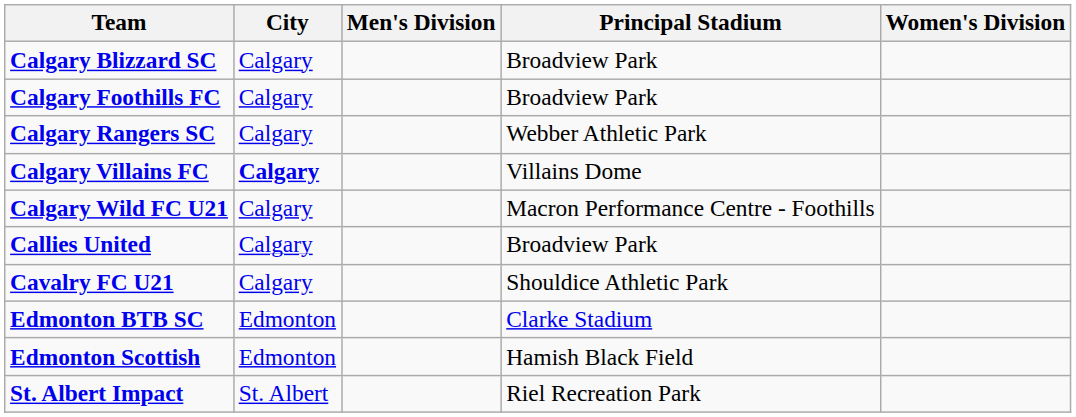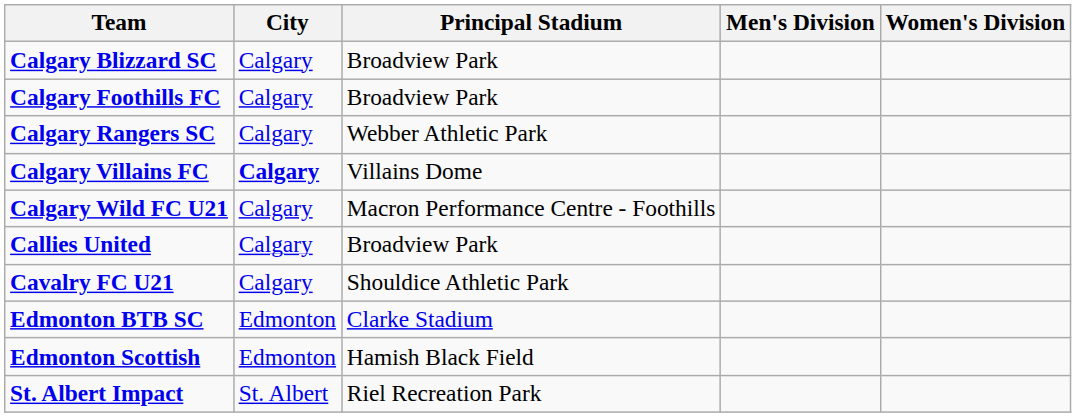columns swapped: (690, 23) <-> (421, 23)
